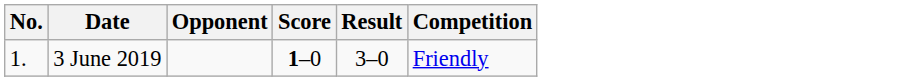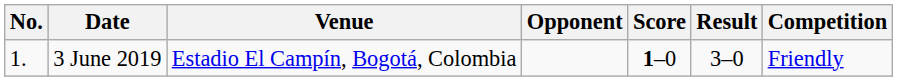+ column: (344, 22)
